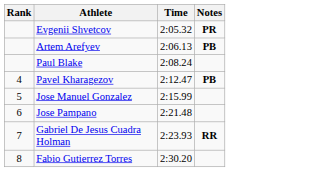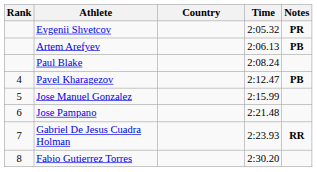+ column: (201, 12)
